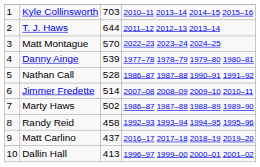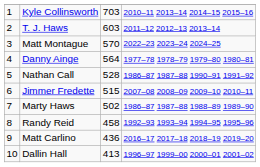(111, 28) 644 -> (111, 28) 603
(111, 59) 539 -> (111, 59) 564
(111, 91) 514 -> (111, 91) 515
(111, 138) 437 -> (111, 138) 436
